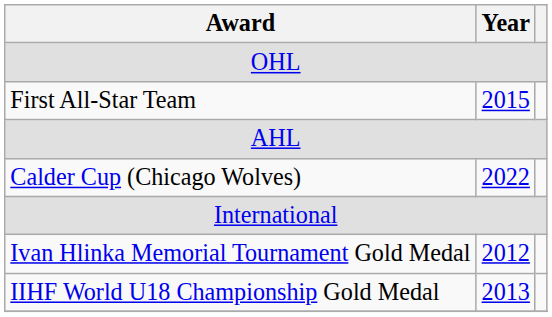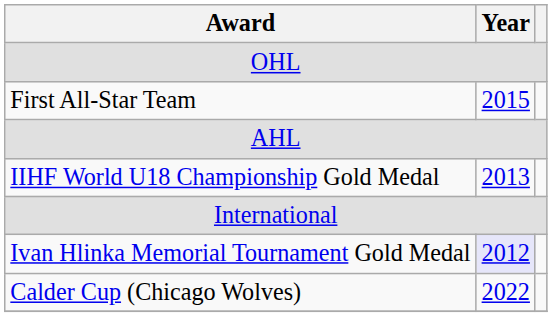rows swapped: (156, 176) <-> (225, 291)
(506, 253) no background -> (506, 253) lavender background
